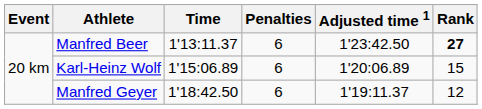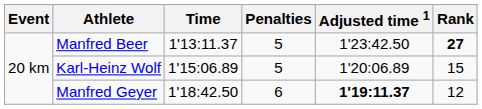(278, 45) 6 -> (278, 45) 5
(278, 69) 6 -> (278, 69) 5
(374, 93) normal -> (374, 93) bold
